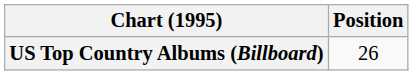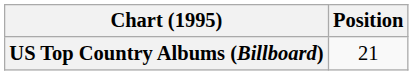(368, 53) 26 -> (368, 53) 21
